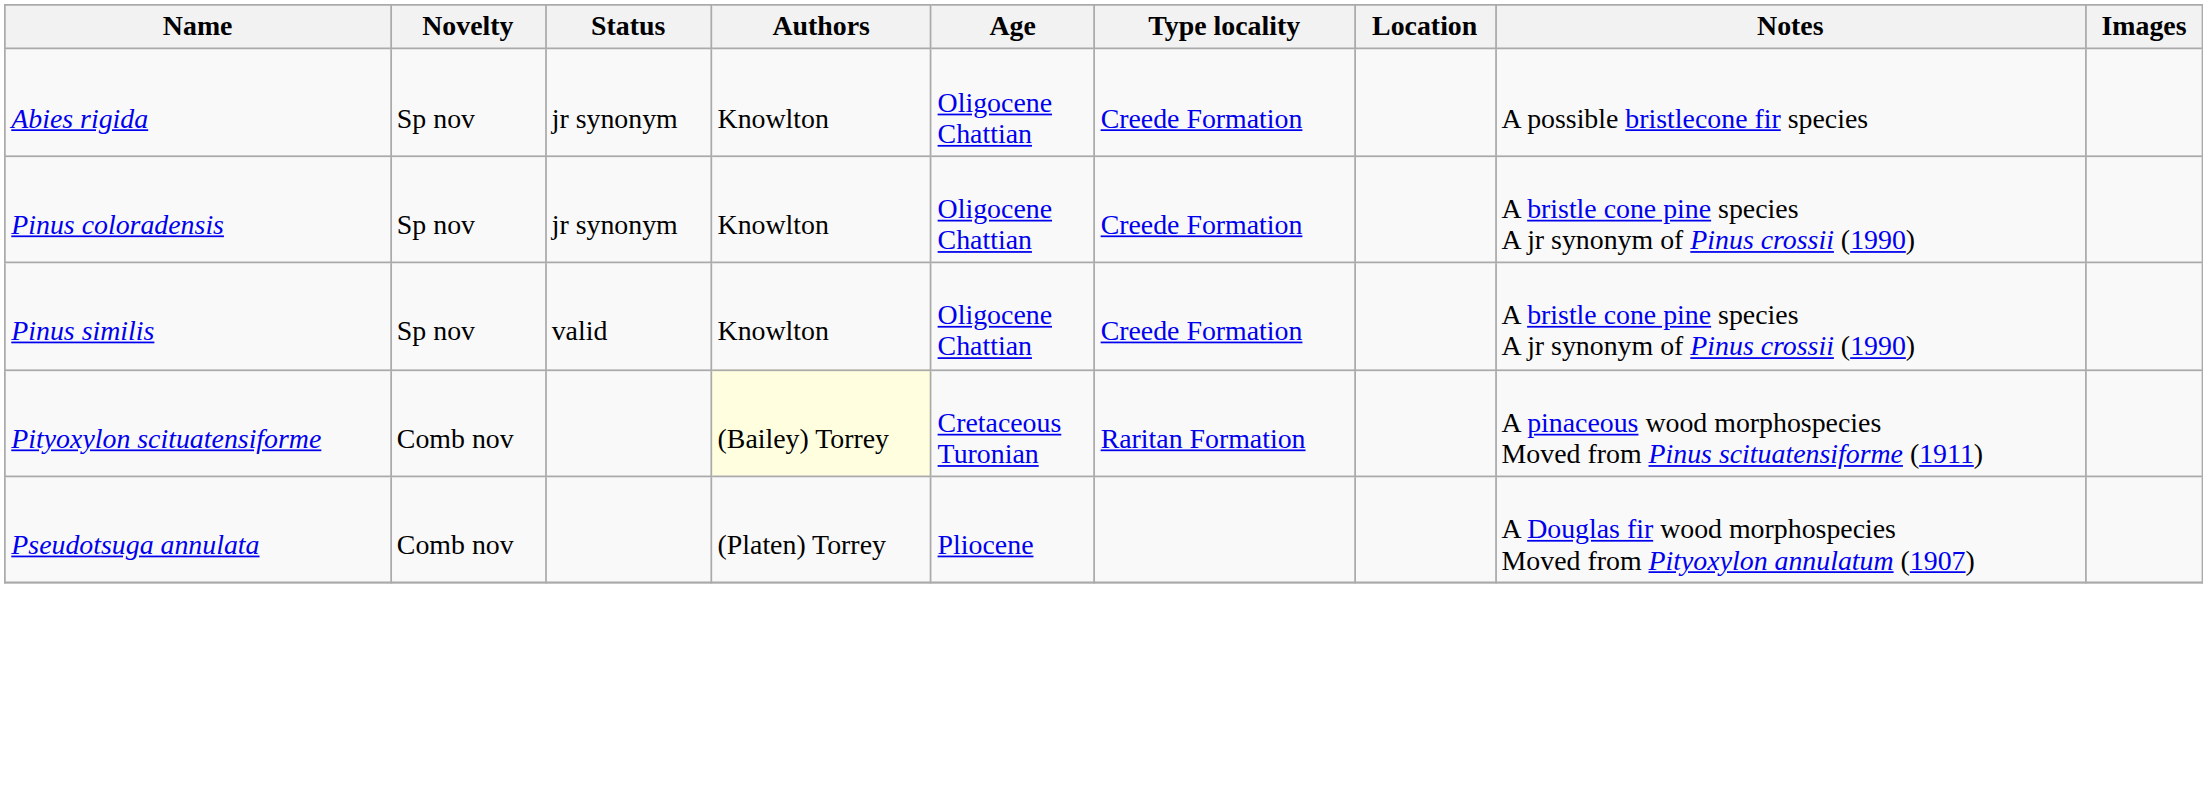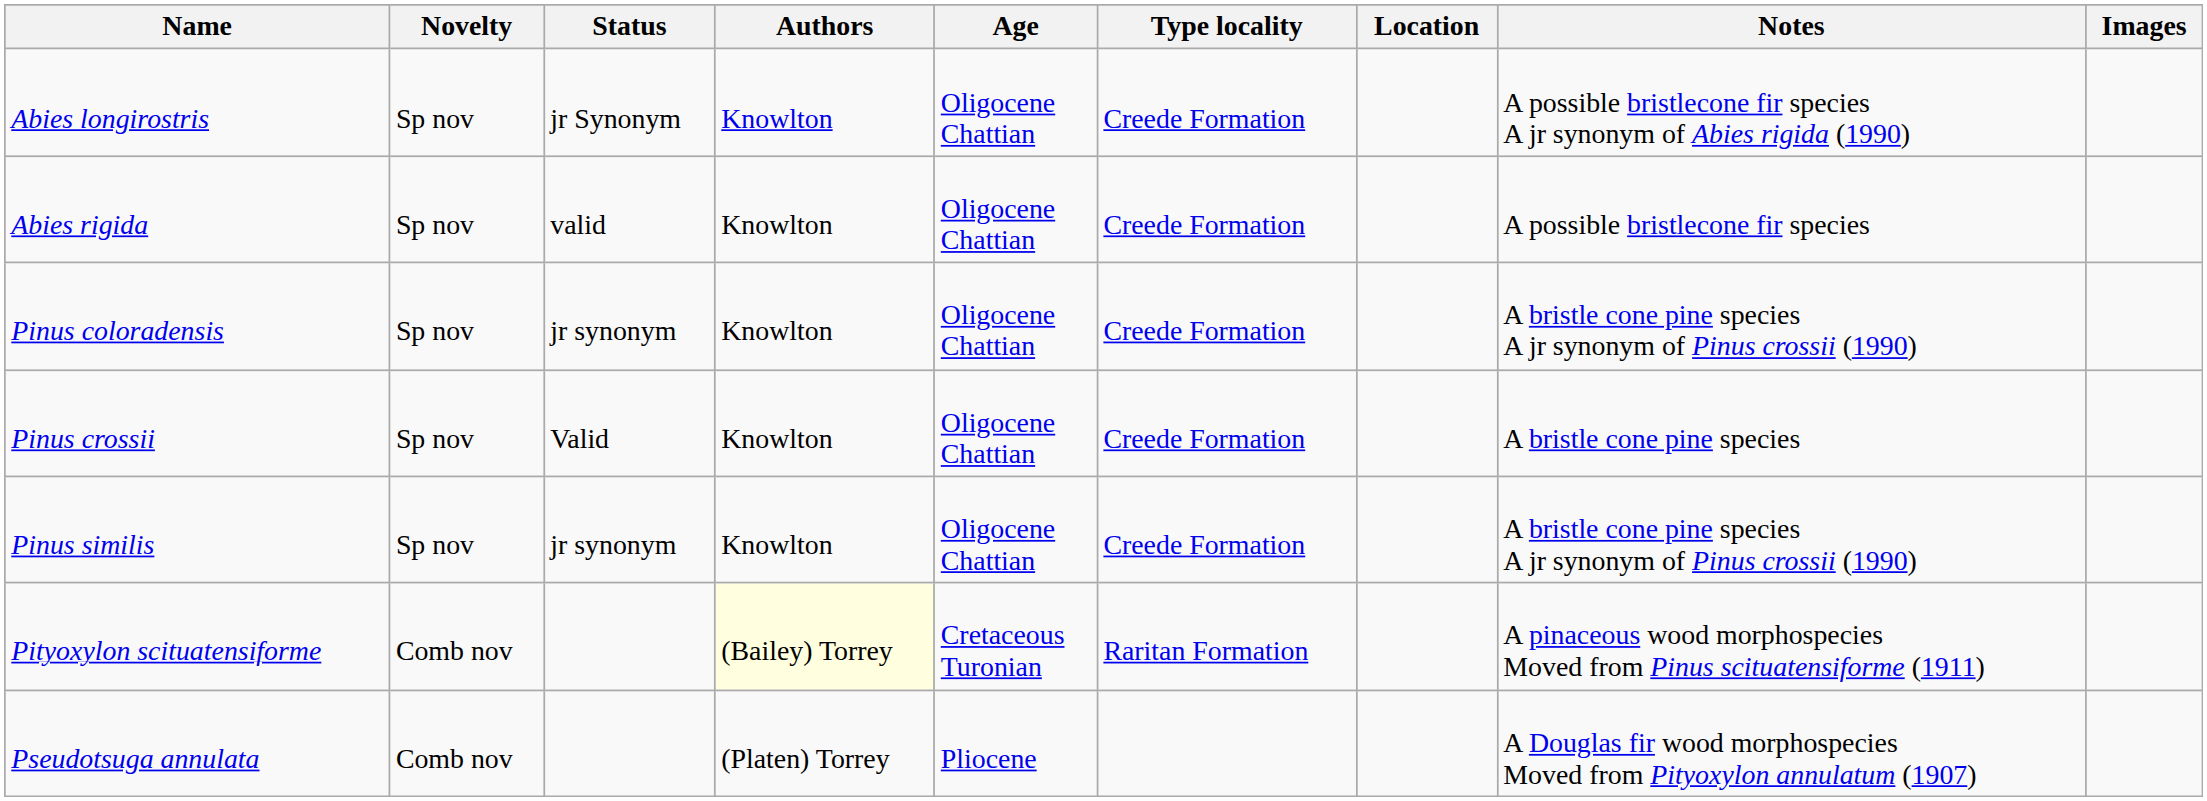+ row: (110, 117)
(615, 117) jr synonym -> (578, 224) valid
+ row: (83, 438)
(580, 331) valid -> (613, 544) jr synonym
